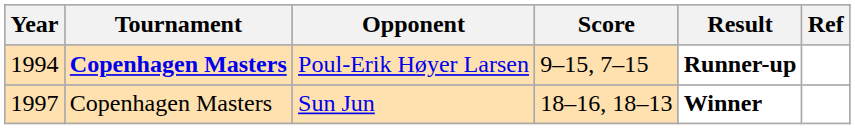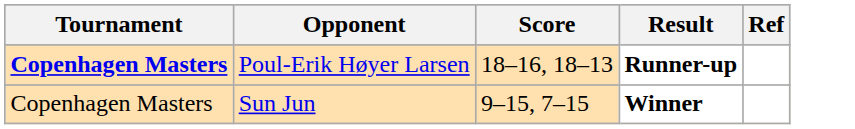- column: (35, 24)
(594, 64) 9–15, 7–15 -> (547, 64) 18–16, 18–13
(606, 104) 18–16, 18–13 -> (535, 104) 9–15, 7–15
